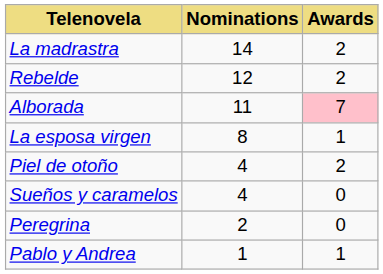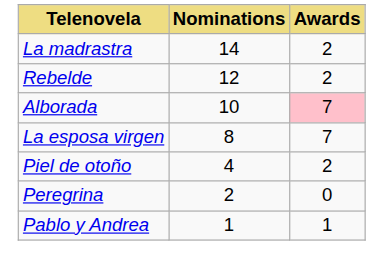(242, 107) 11 -> (229, 107) 10
(341, 136) 1 -> (327, 136) 7
- row: (94, 195)
